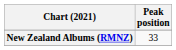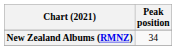(153, 38) 33 -> (153, 38) 34
